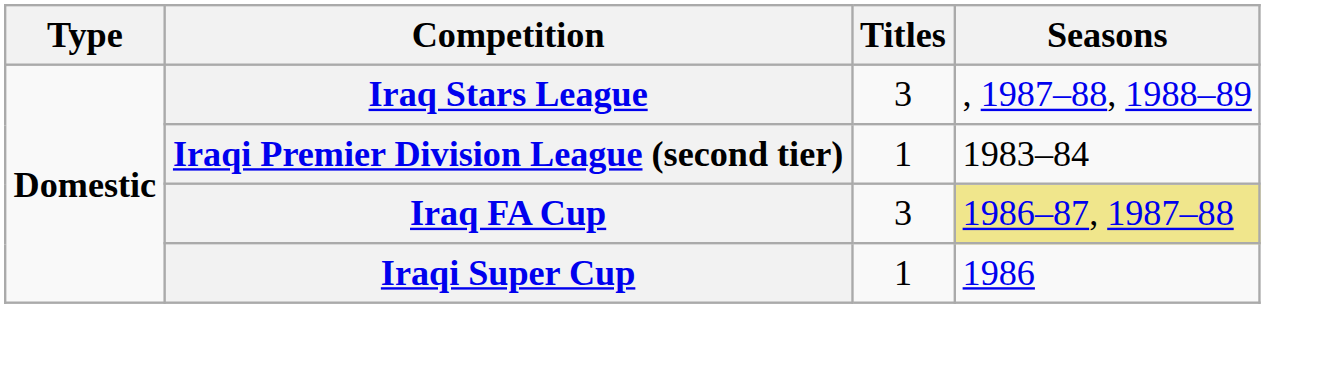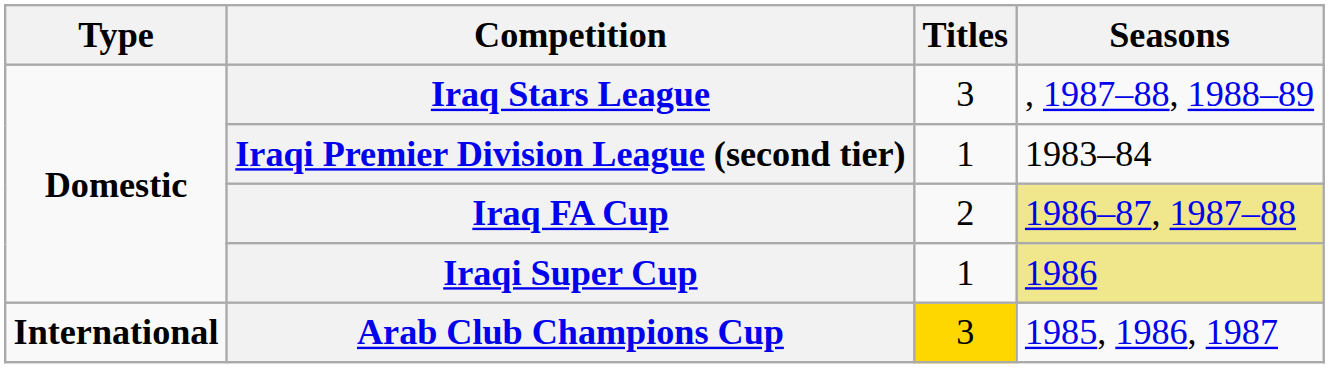(903, 213) 3 -> (965, 213) 2
(999, 273) no background -> (1061, 273) khaki background
+ row: (570, 332)
